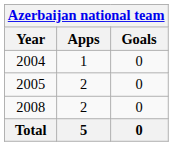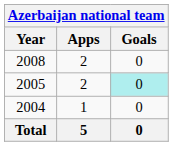rows swapped: (31, 61) <-> (31, 107)
(139, 84) no background -> (139, 84) paleturquoise background
